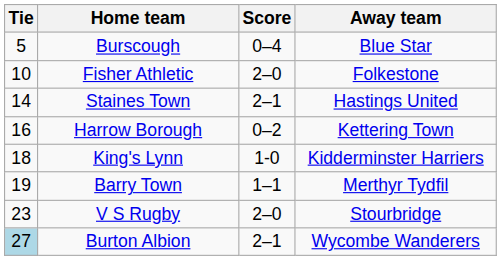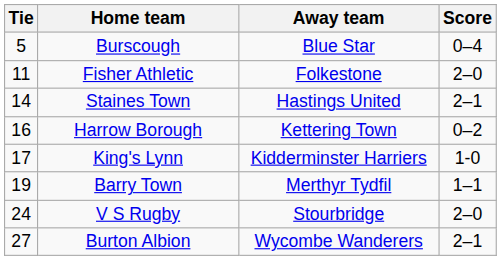columns swapped: (267, 18) <-> (396, 18)
(21, 74) 10 -> (21, 74) 11
(21, 158) 18 -> (21, 158) 17
(21, 213) 23 -> (21, 213) 24
(21, 241) lightblue background -> (21, 241) no background
